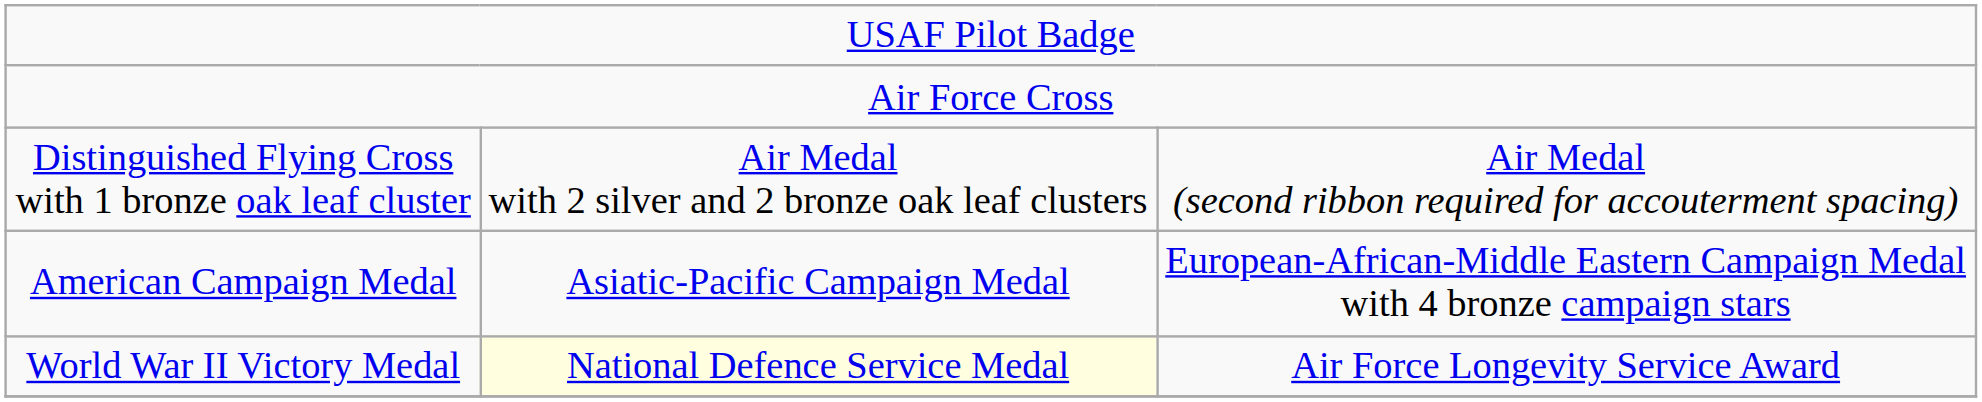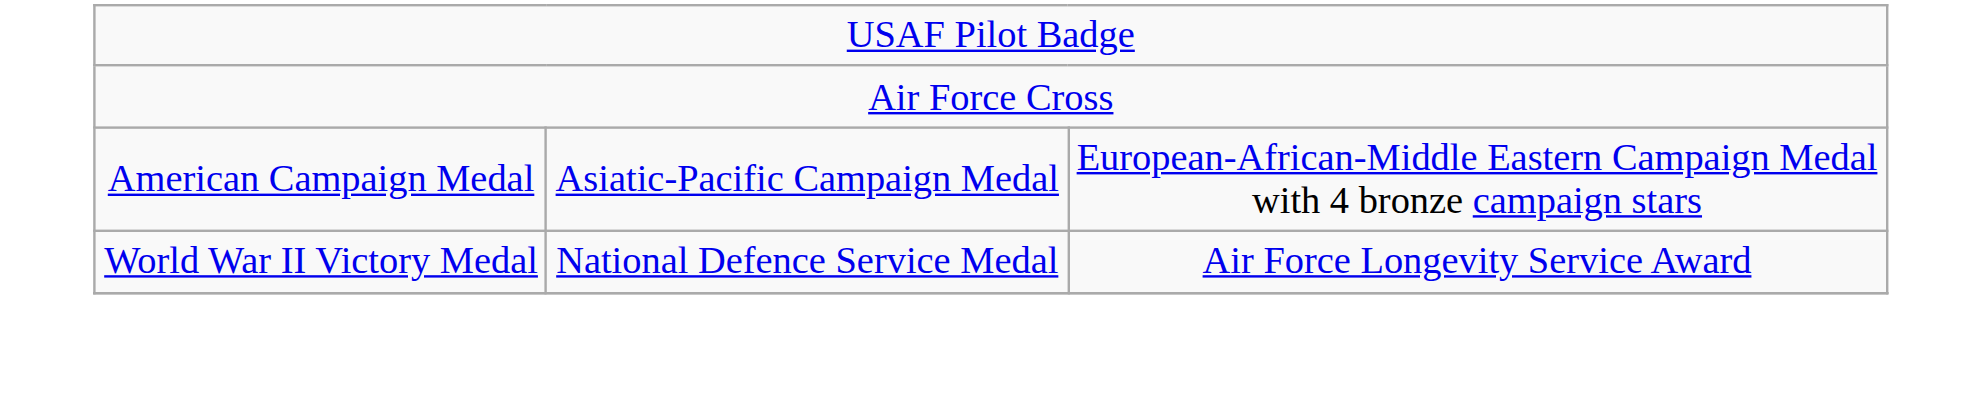- row: (243, 178)
(818, 364) lightyellow background -> (807, 260) no background
